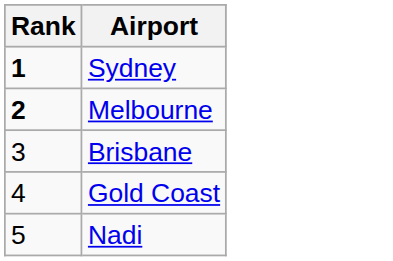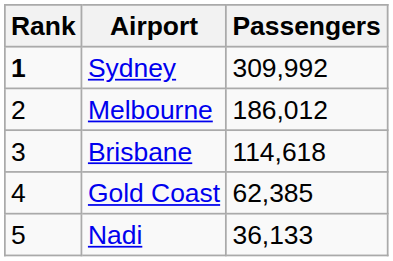+ column: (307, 26)
(18, 110) bold -> (18, 110) normal
